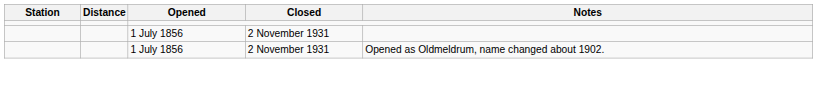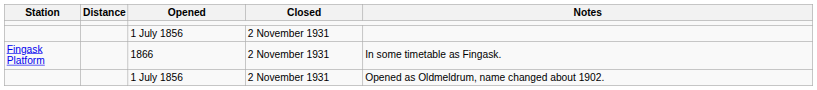+ row: (26, 55)
